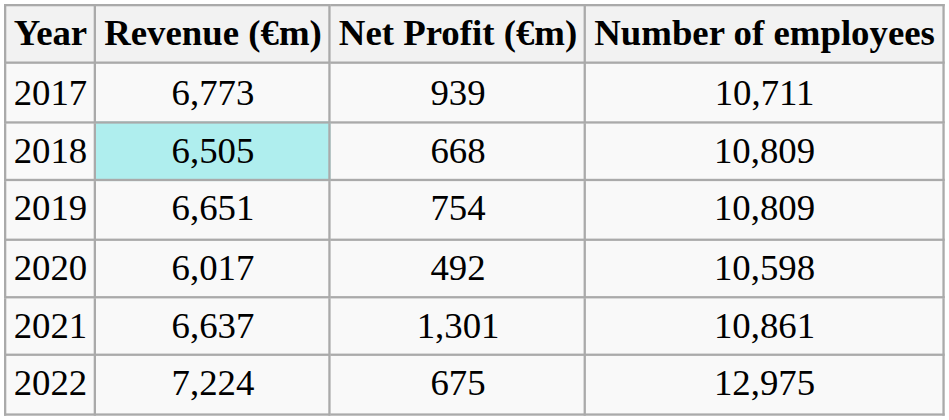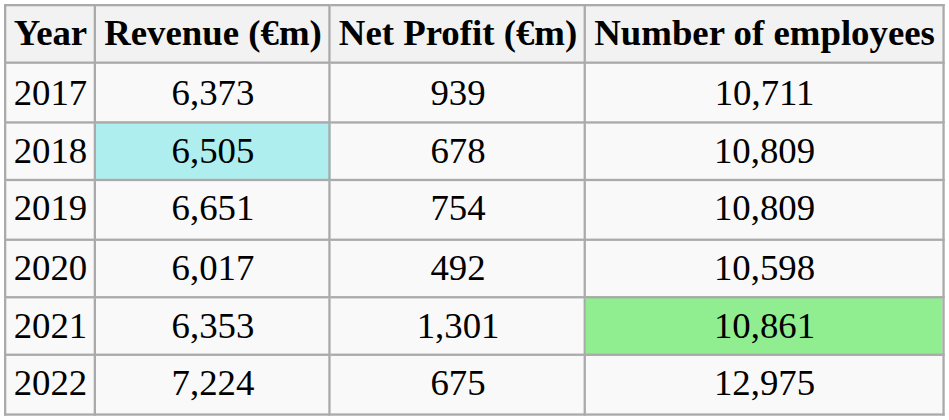(213, 92) 6,773 -> (213, 92) 6,373
(458, 150) 668 -> (458, 150) 678
(213, 325) 6,637 -> (213, 325) 6,353
(765, 325) no background -> (765, 325) lightgreen background
